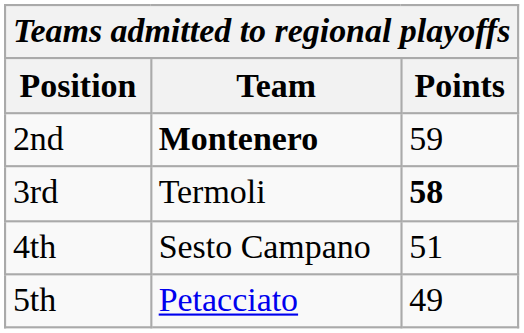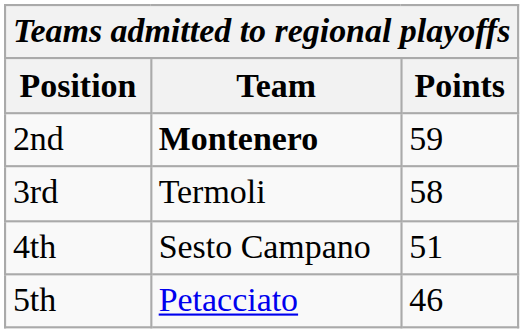(426, 192) bold -> (426, 192) normal
(426, 300) 49 -> (426, 300) 46
